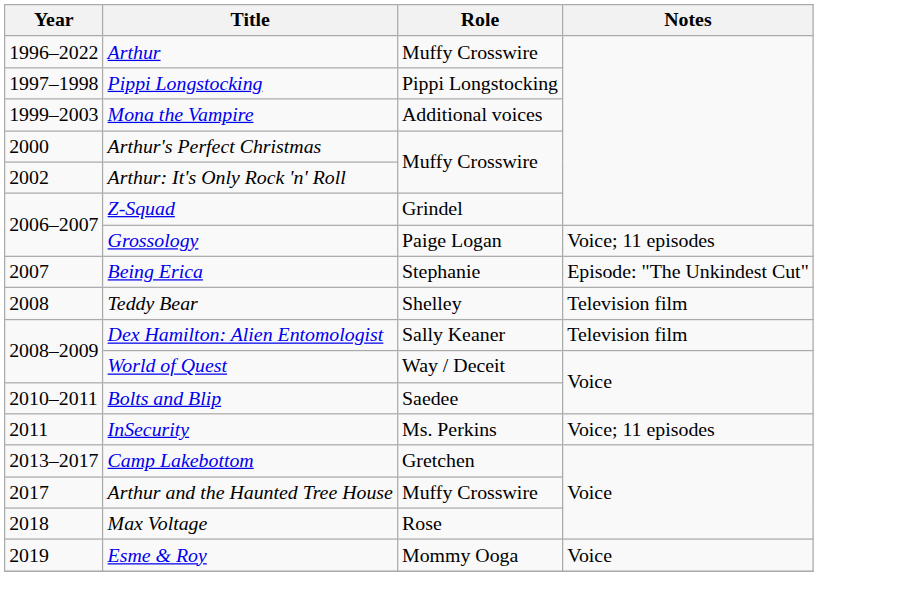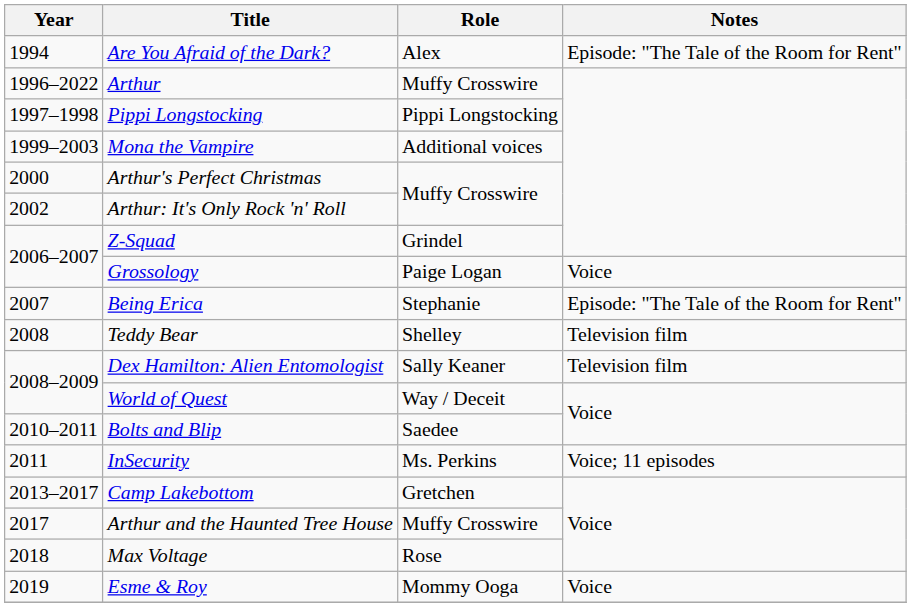+ row: (219, 51)
(641, 240) Voice; 11 episodes -> (590, 271) Voice
(688, 271) Episode: "The Unkindest Cut" -> (734, 303) Episode: "The Tale of the Room for Rent"
